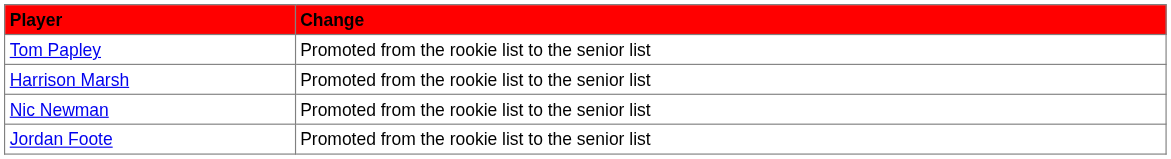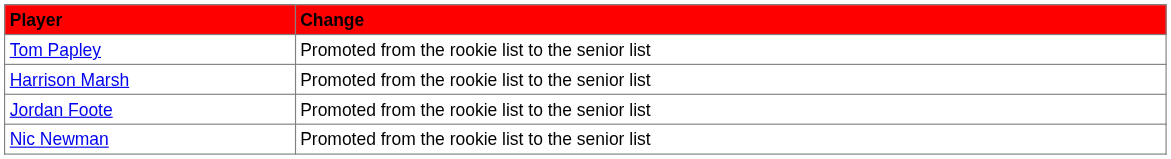rows swapped: (61, 139) <-> (59, 109)
